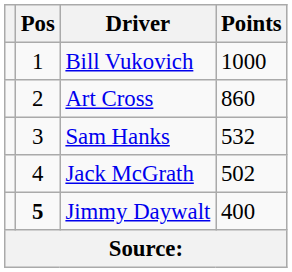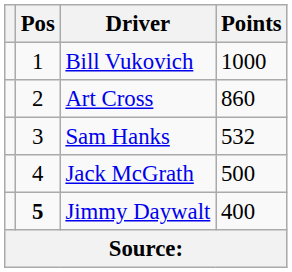(238, 173) 502 -> (238, 173) 500
